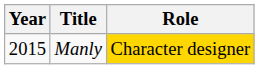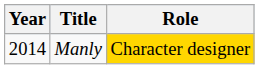(27, 48) 2015 -> (27, 48) 2014
